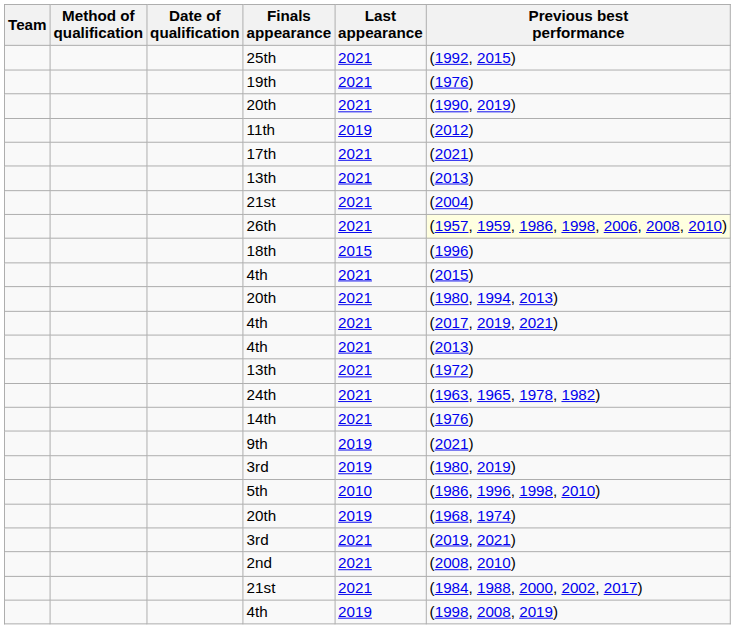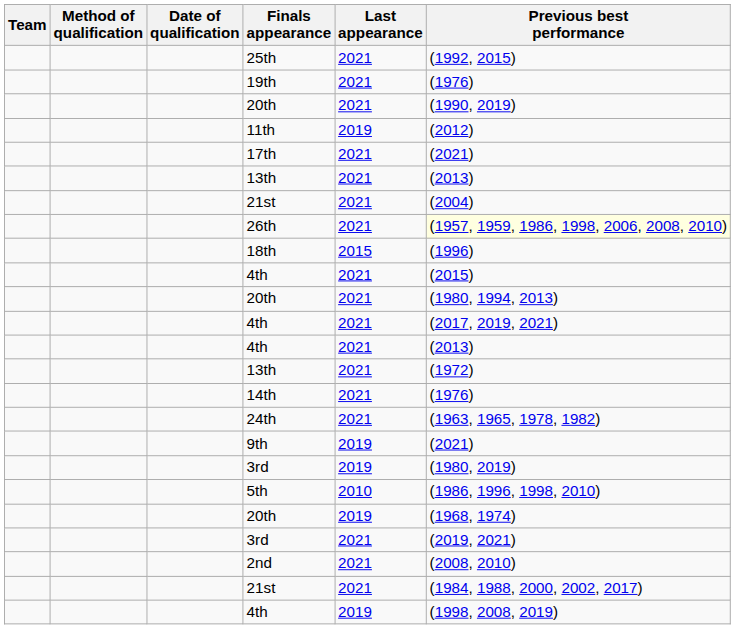rows swapped: (27, 419) <-> (27, 395)
